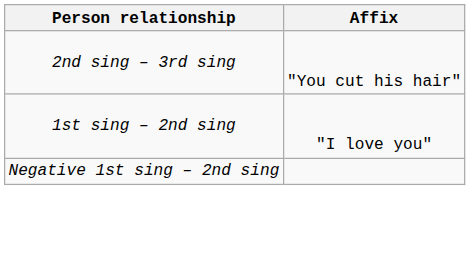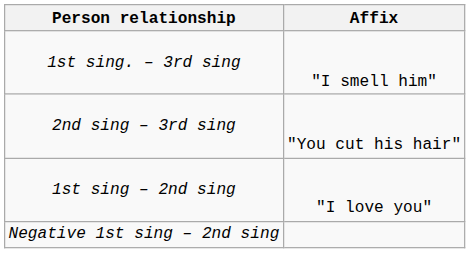+ row: (144, 63)
